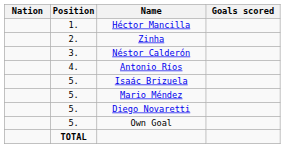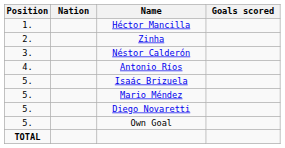columns swapped: (74, 12) <-> (27, 12)
